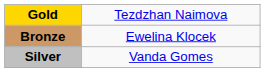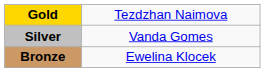rows swapped: (43, 57) <-> (43, 36)
